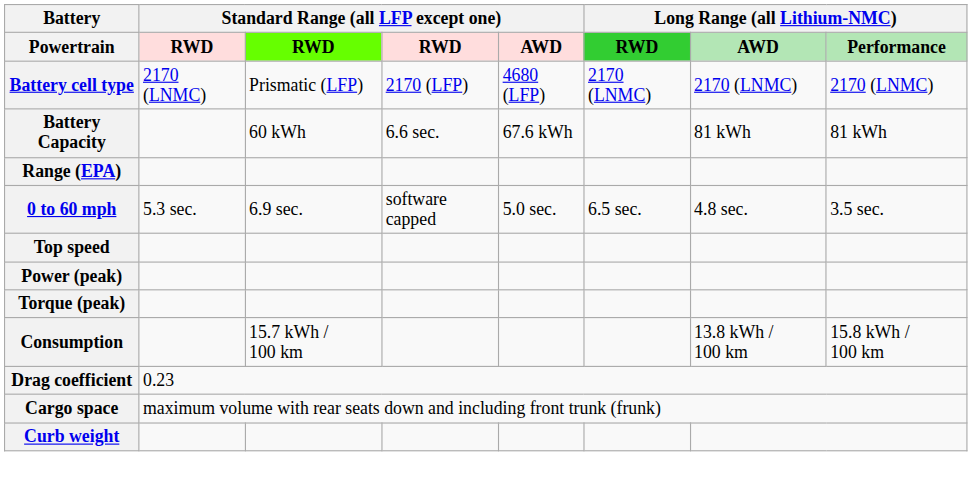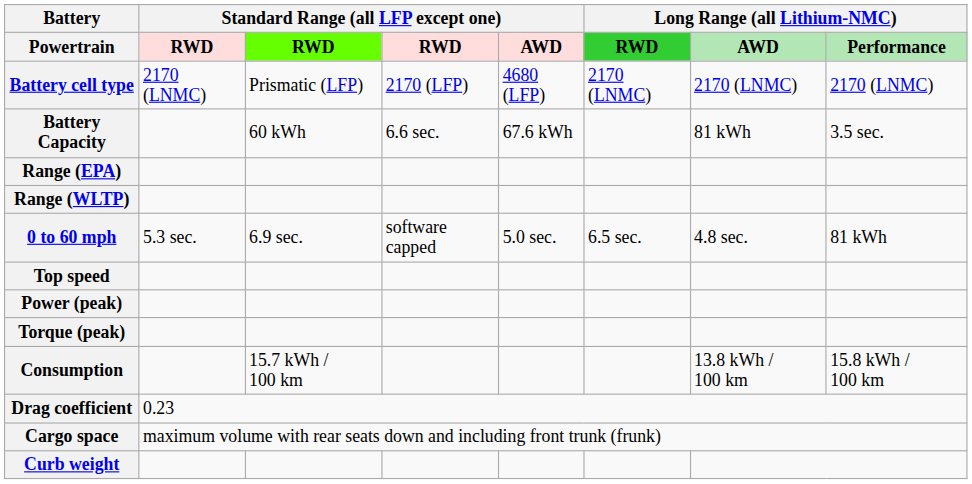(859, 133) 81 kWh -> (857, 133) 3.5 sec.
+ row: (72, 199)
(857, 209) 3.5 sec. -> (859, 237) 81 kWh
